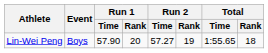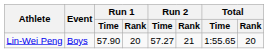(189, 41) 19 -> (189, 41) 21
(251, 41) 18 -> (251, 41) 20
